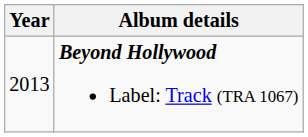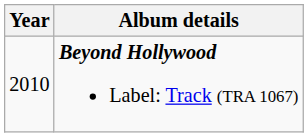(29, 83) 2013 -> (29, 83) 2010
